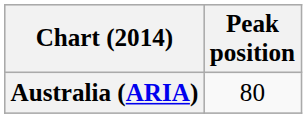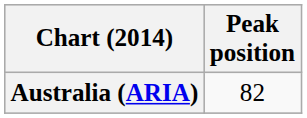(252, 92) 80 -> (252, 92) 82
